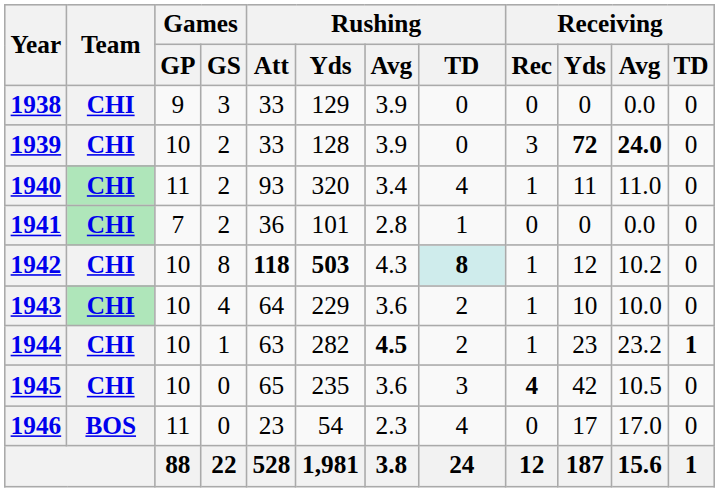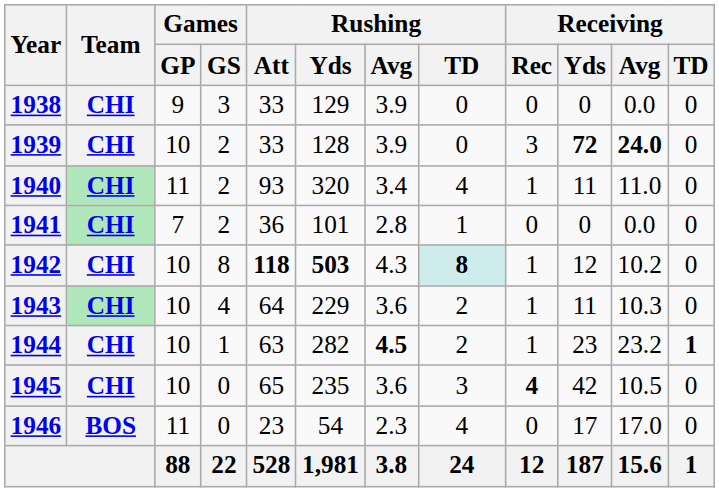(585, 305) 10 -> (585, 305) 11
(640, 305) 10.0 -> (640, 305) 10.3
